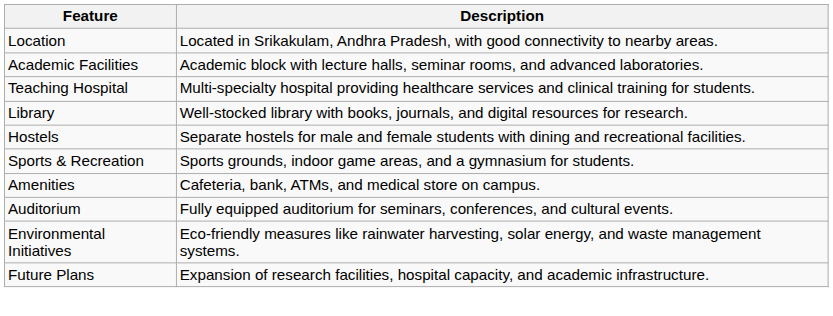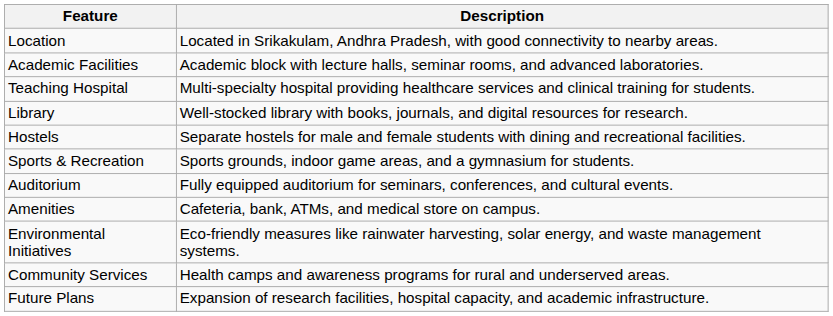rows swapped: (44, 209) <-> (41, 185)
+ row: (78, 274)
